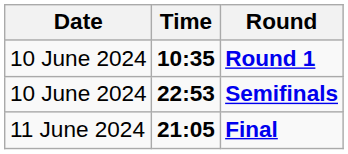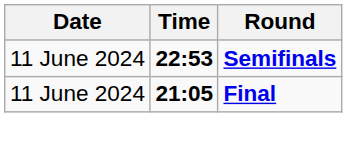- row: (270, 58)
(78, 93) 10 June 2024 -> (77, 58) 11 June 2024
